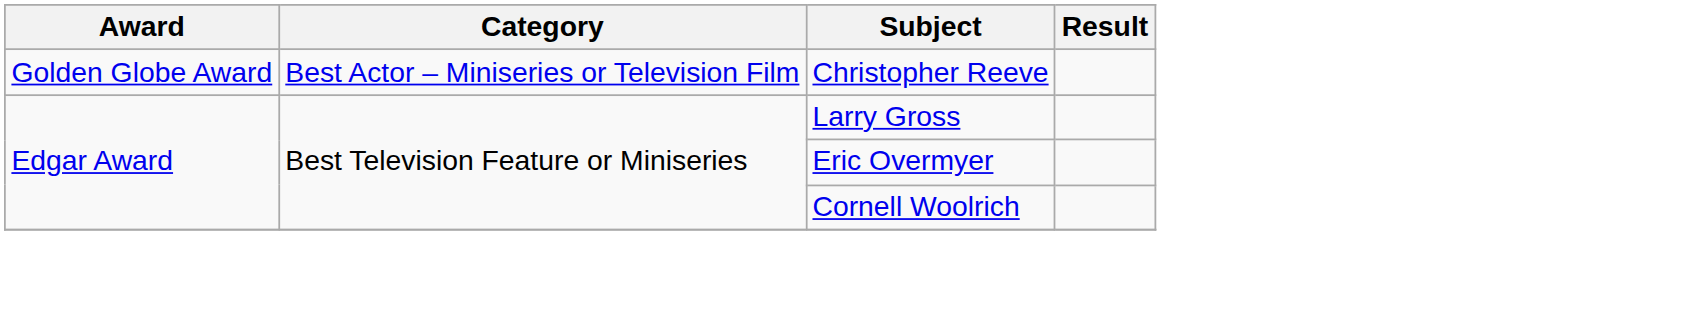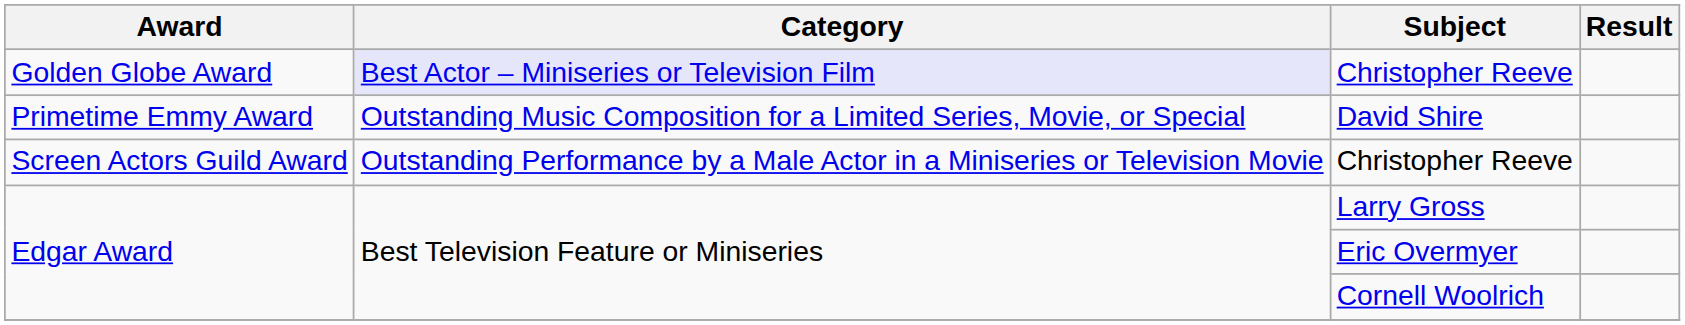(542, 71) no background -> (618, 71) lavender background
+ row: (162, 116)
+ row: (180, 161)
